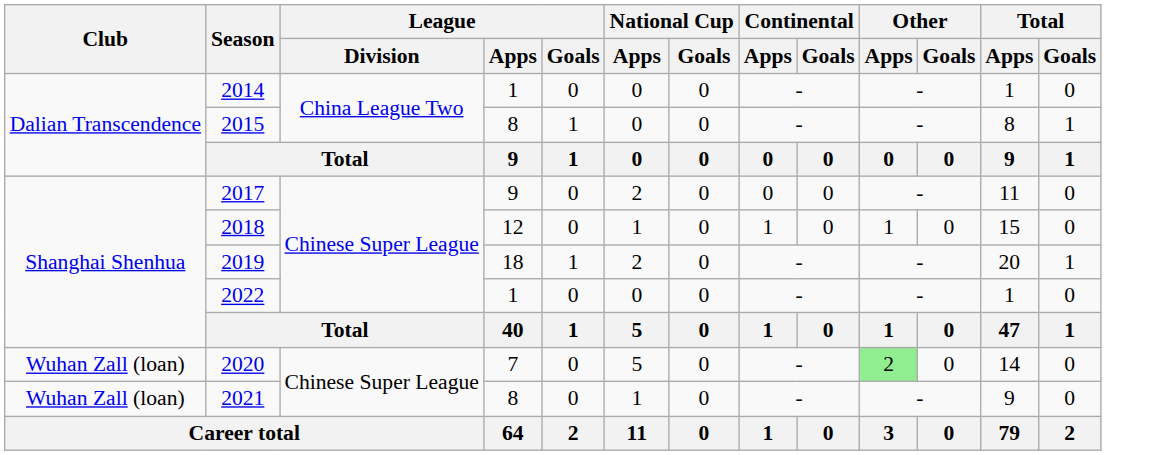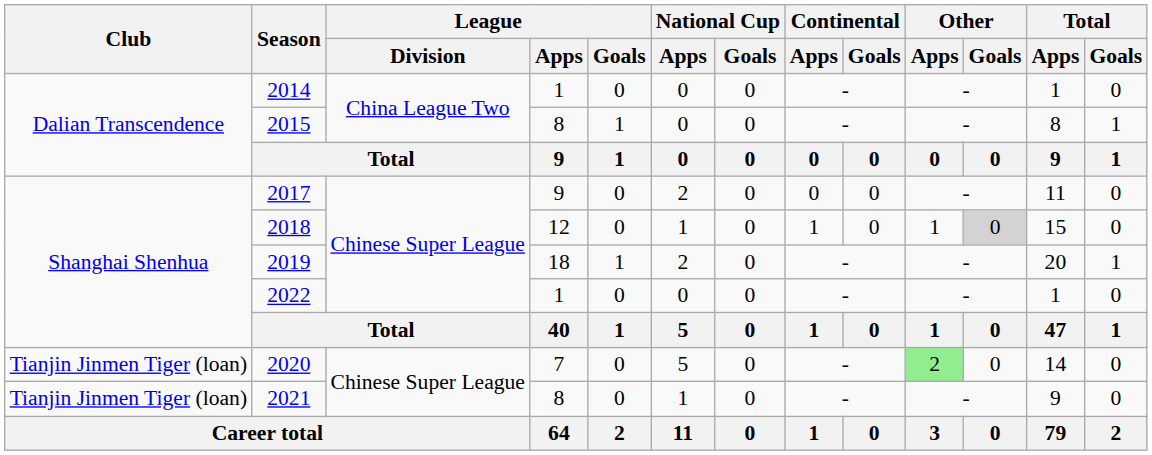(949, 227) no background -> (995, 227) lightgrey background
(105, 364) Wuhan Zall (loan) -> (128, 364) Tianjin Jinmen Tiger (loan)
(105, 398) Wuhan Zall (loan) -> (128, 398) Tianjin Jinmen Tiger (loan)
